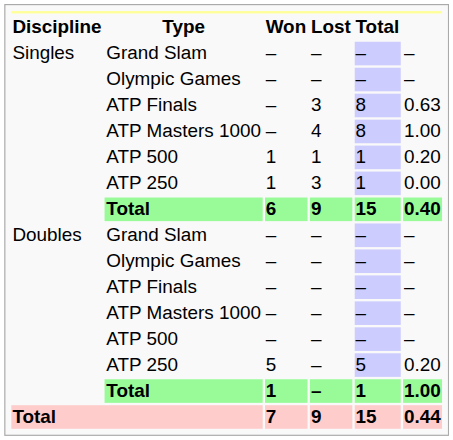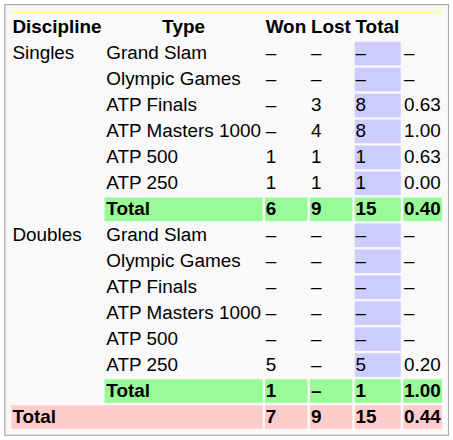(422, 157) 0.20 -> (422, 157) 0.63
(316, 183) 3 -> (316, 183) 1
